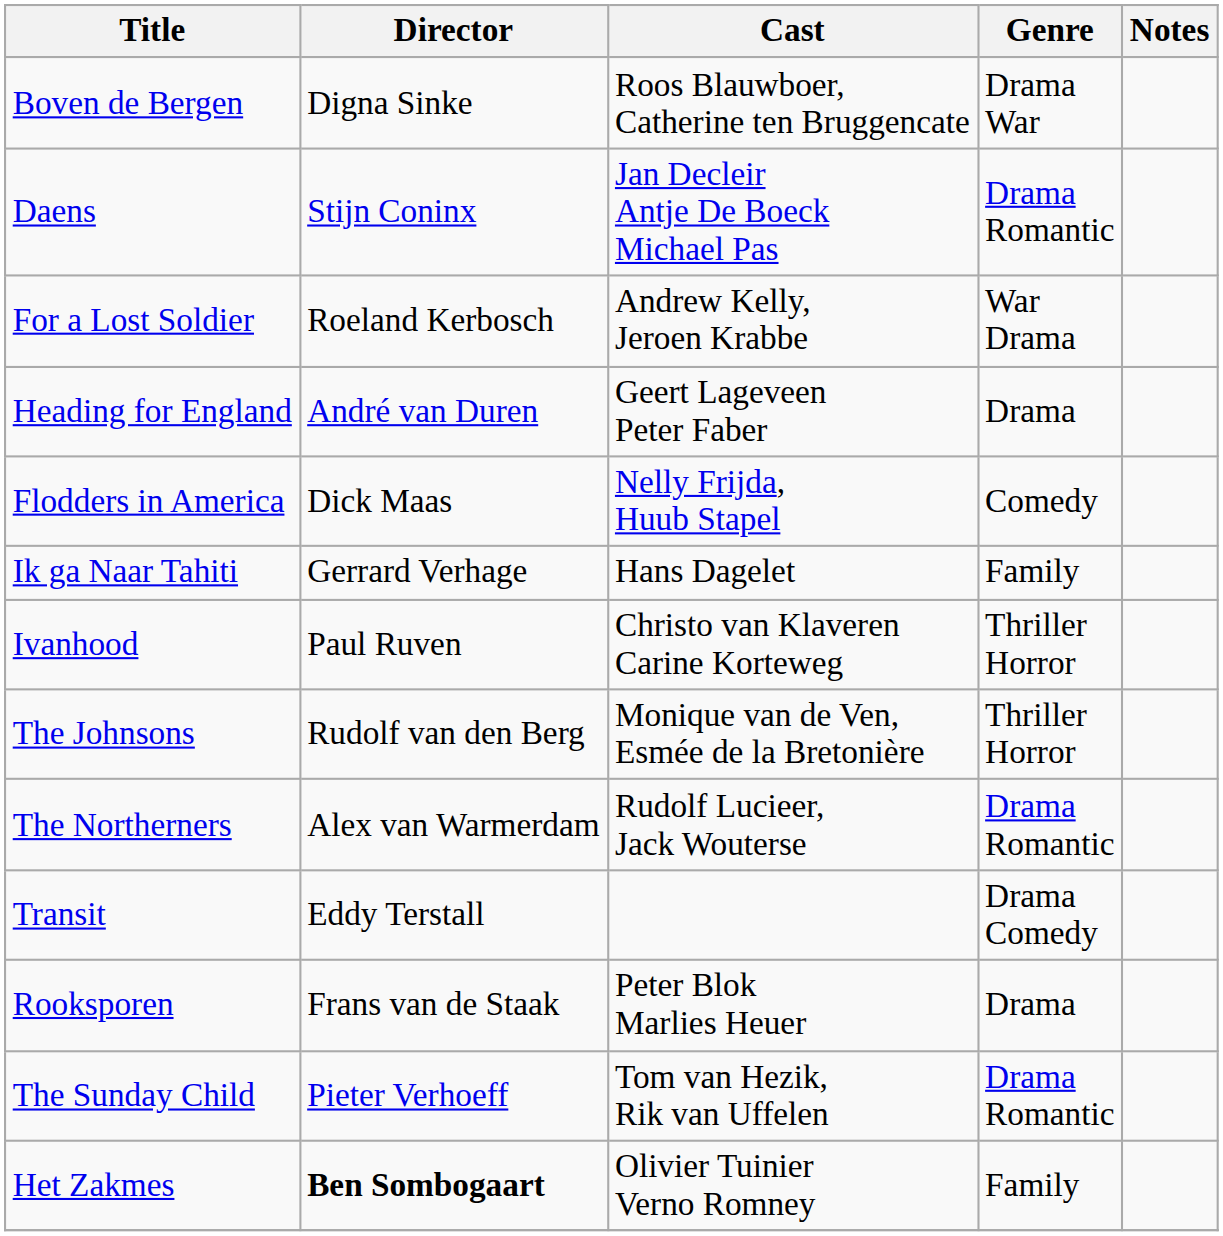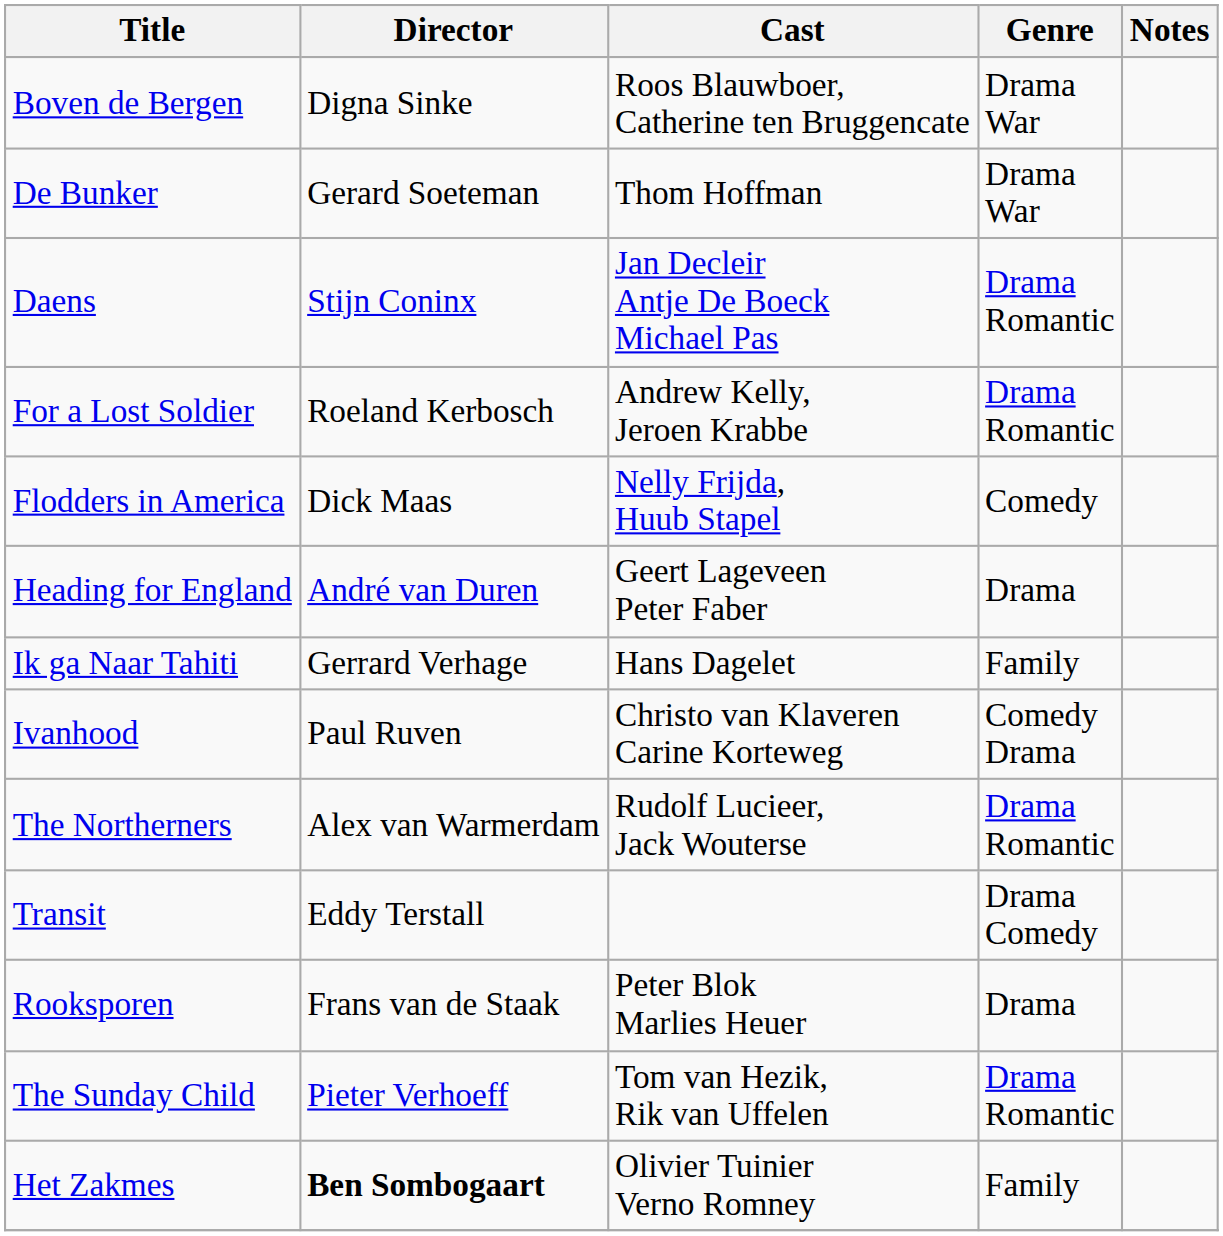+ row: (85, 192)
(1030, 320) War Drama -> (1050, 410) Drama Romantic
rows swapped: (149, 500) <-> (152, 410)
(1036, 643) Thriller Horror -> (1041, 733) Comedy Drama
- row: (104, 733)
